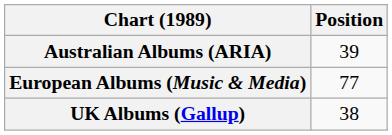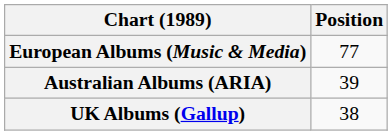rows swapped: (158, 51) <-> (158, 82)
